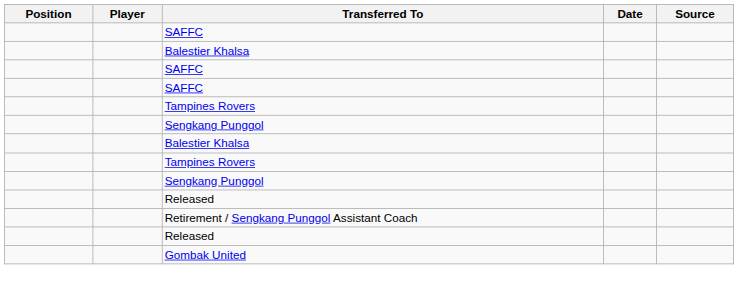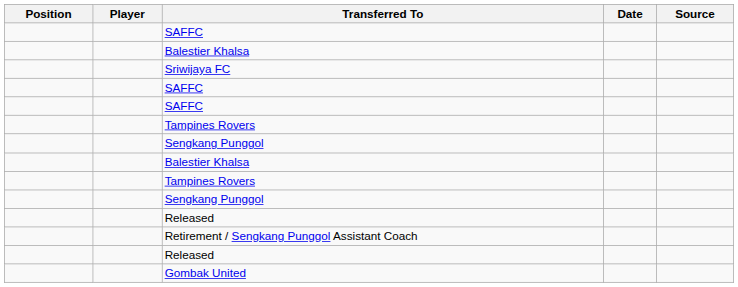+ row: (48, 69)
